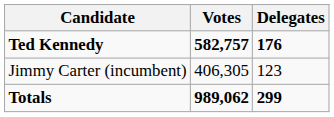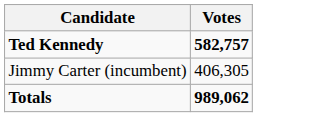- column: (291, 17)
